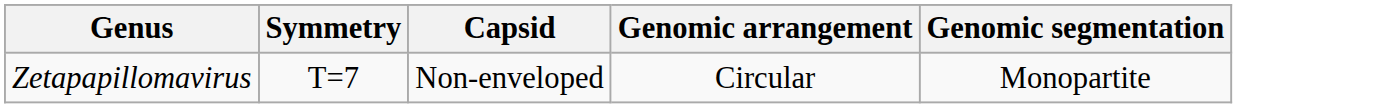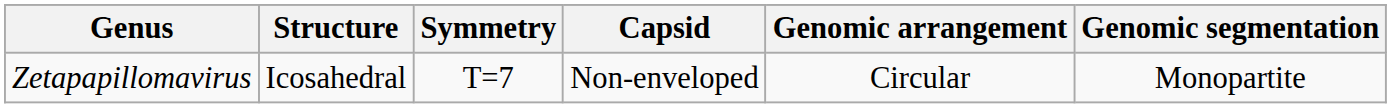+ column: (336, 28)
